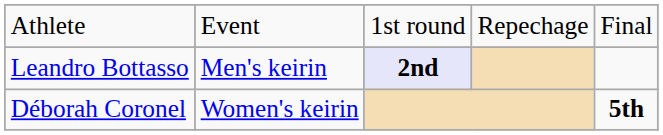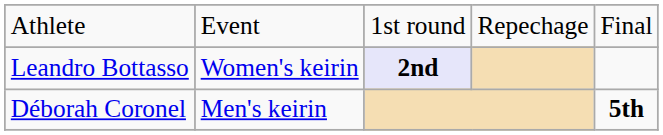(264, 67) Men's keirin -> (280, 67) Women's keirin
(280, 109) Women's keirin -> (264, 109) Men's keirin
